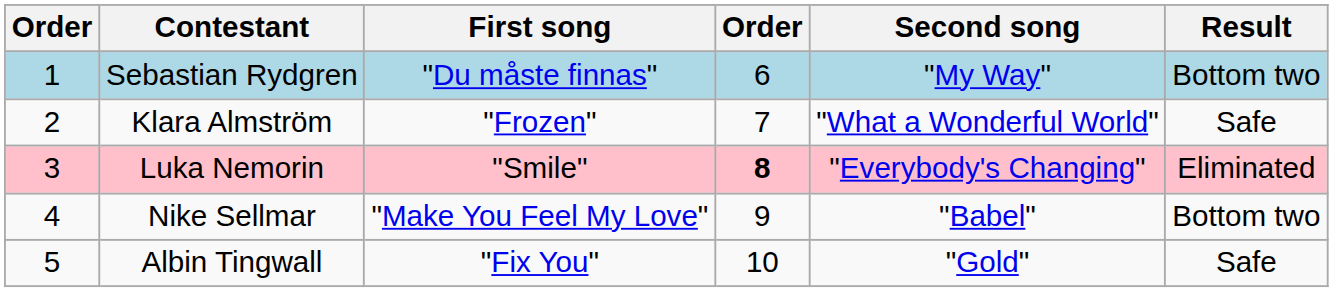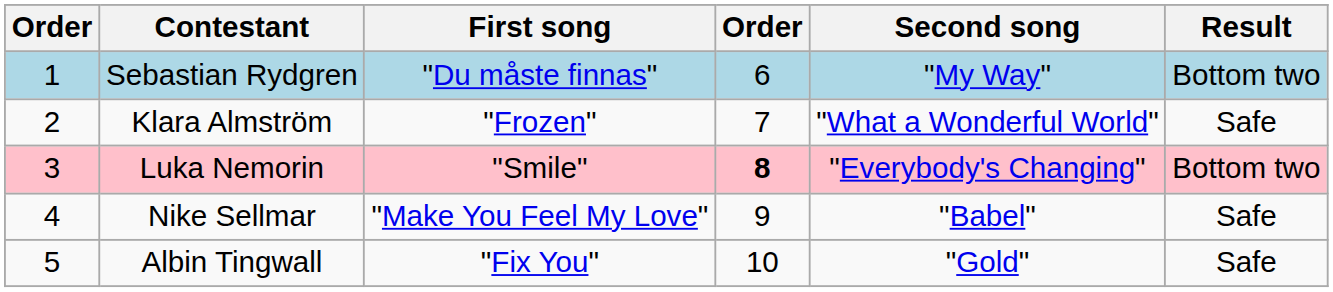(1246, 168) Eliminated -> (1246, 168) Bottom two
(1246, 215) Bottom two -> (1246, 215) Safe
